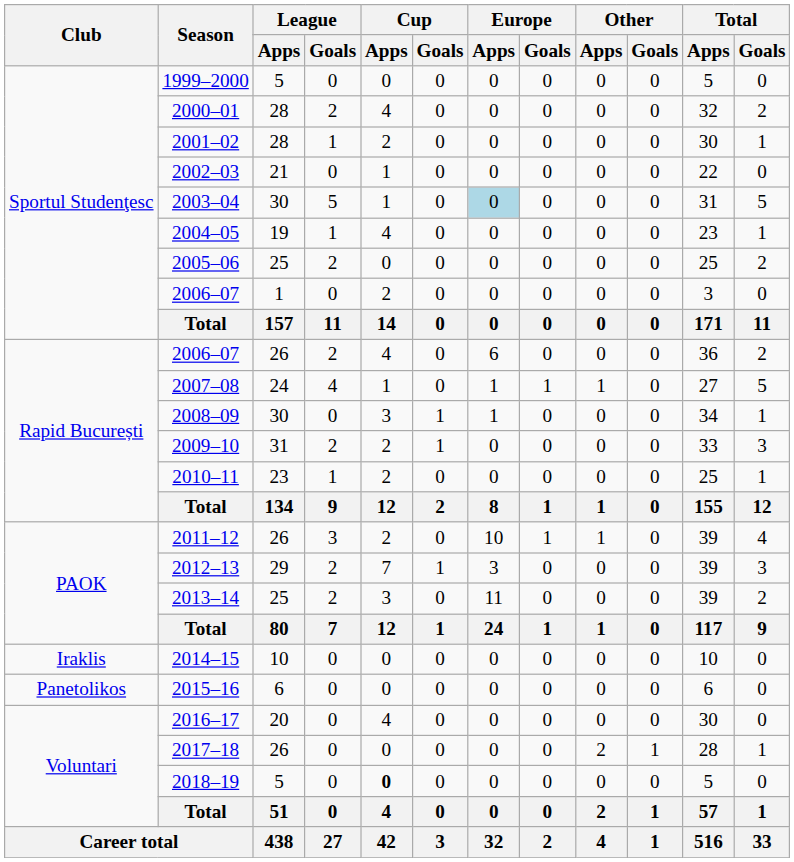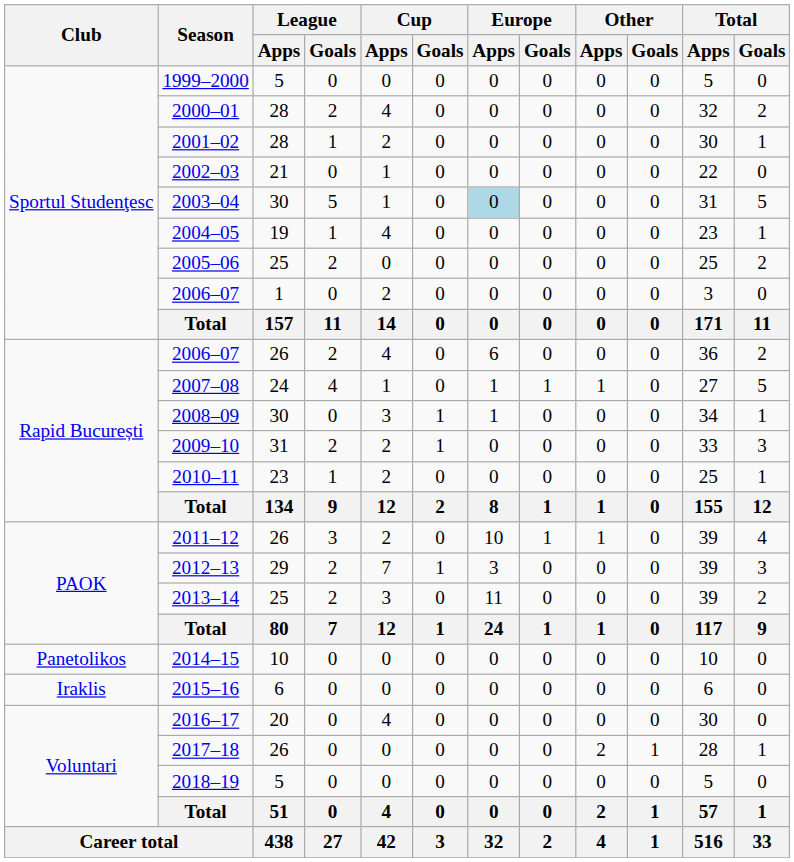(81, 659) Iraklis -> (81, 659) Panetolikos
(81, 689) Panetolikos -> (81, 689) Iraklis
(386, 780) bold -> (386, 780) normal
